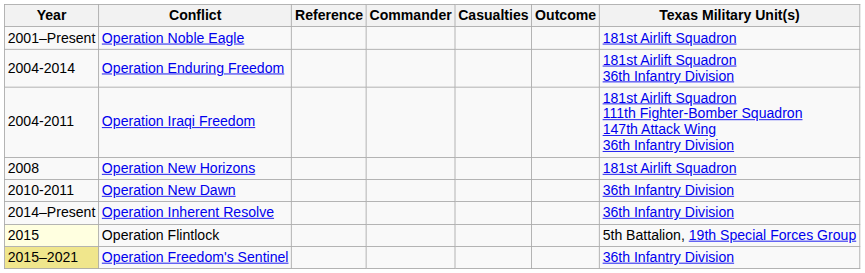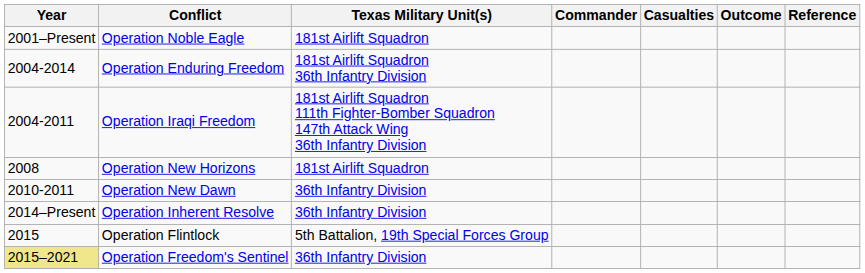columns swapped: (729, 15) <-> (329, 15)
(23, 235) lightyellow background -> (23, 235) no background
